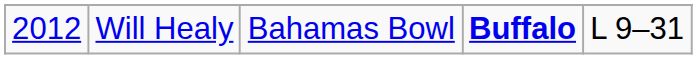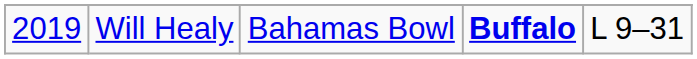(47, 29) 2012 -> (47, 29) 2019
